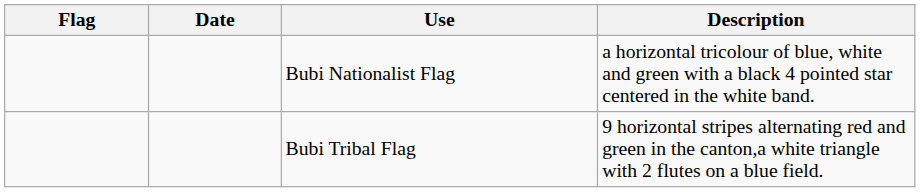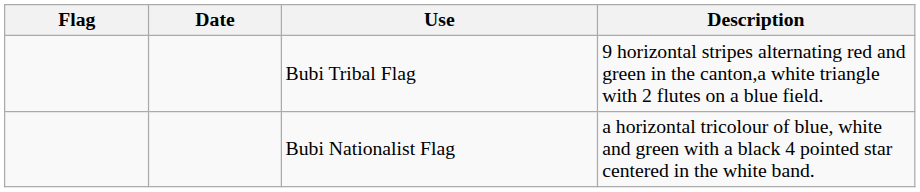rows swapped: (370, 73) <-> (351, 148)
